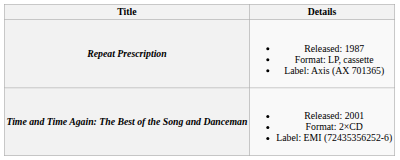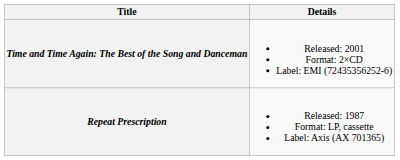rows swapped: (127, 53) <-> (127, 121)
